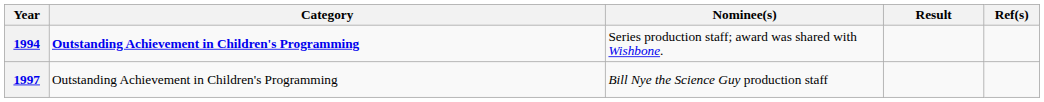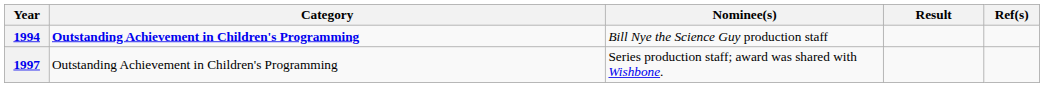(733, 43) Series production staff; award was shared with Wishbone. -> (718, 36) Bill Nye the Science Guy production staff
(718, 79) Bill Nye the Science Guy production staff -> (733, 64) Series production staff; award was shared with Wishbone.
